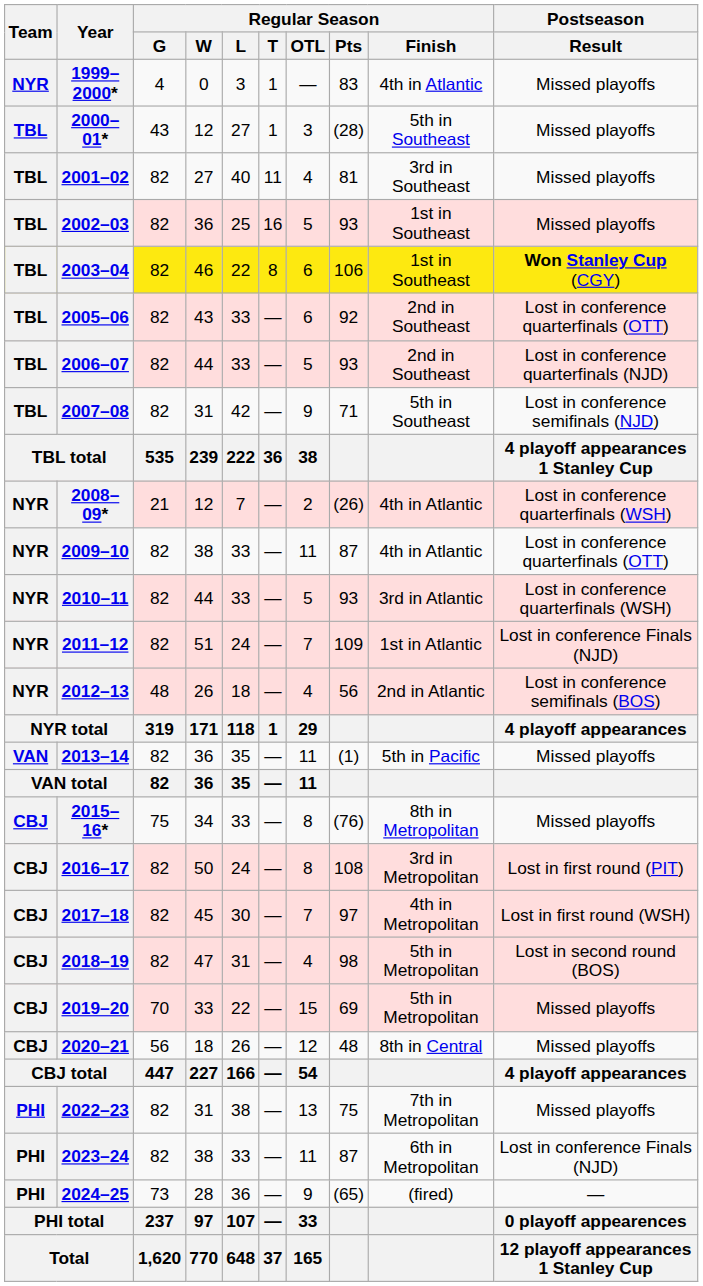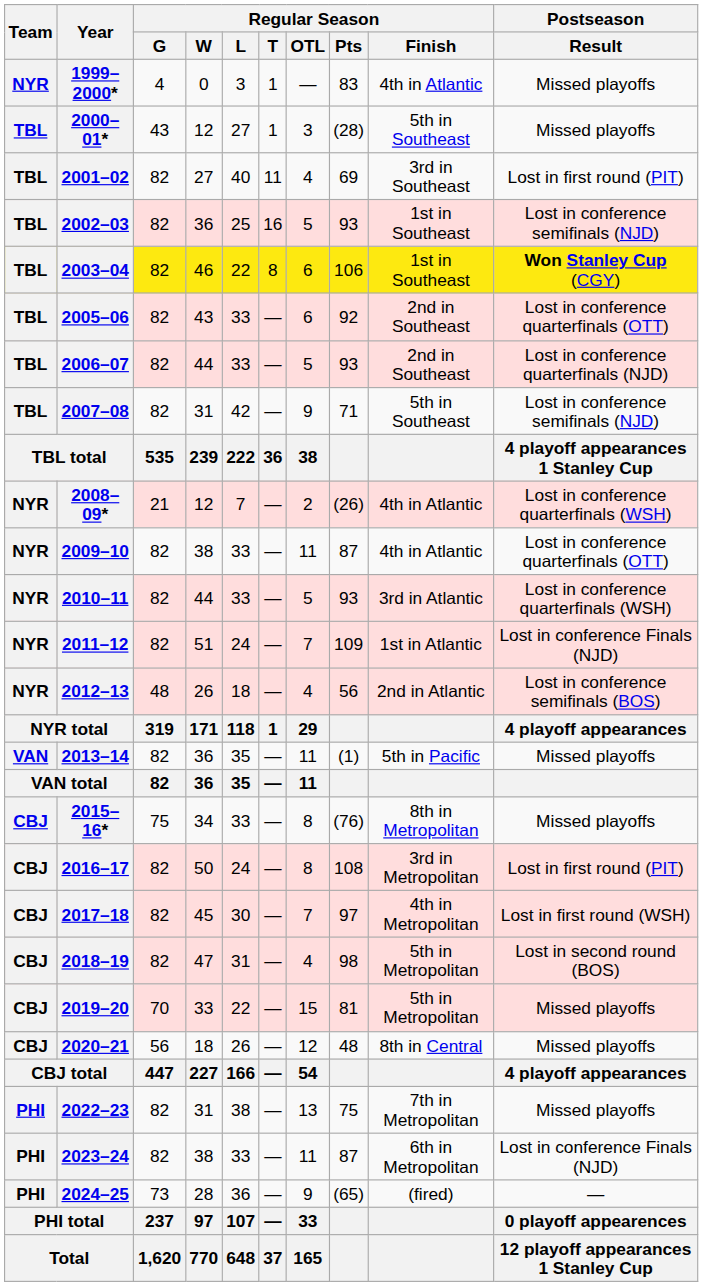(349, 177) 81 -> (349, 177) 69
(596, 177) Missed playoffs -> (596, 177) Lost in first round (PIT)
(596, 223) Missed playoffs -> (596, 223) Lost in conference semifinals (NJD)
(349, 1008) 69 -> (349, 1008) 81
